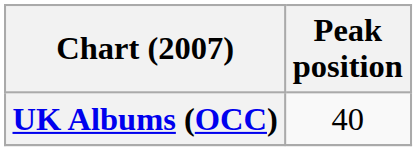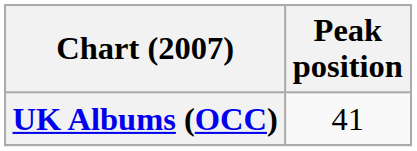(348, 118) 40 -> (348, 118) 41
